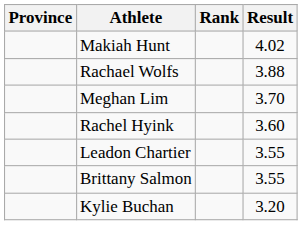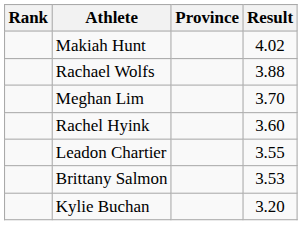columns swapped: (219, 17) <-> (40, 17)
(270, 179) 3.55 -> (270, 179) 3.53
